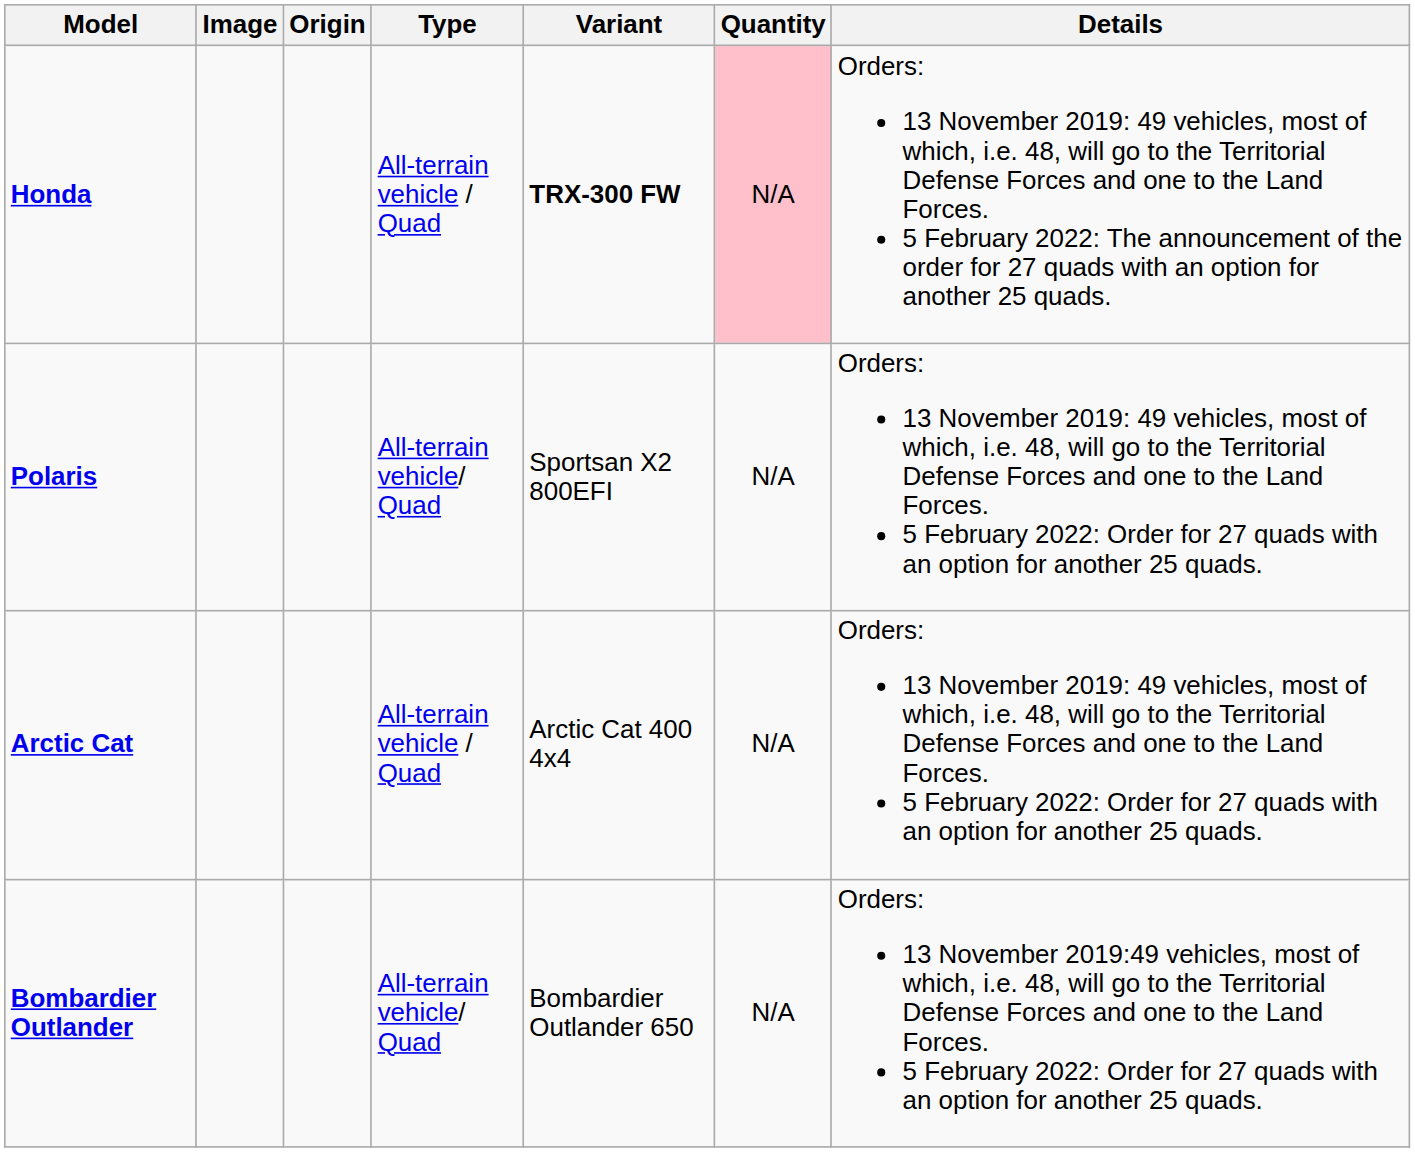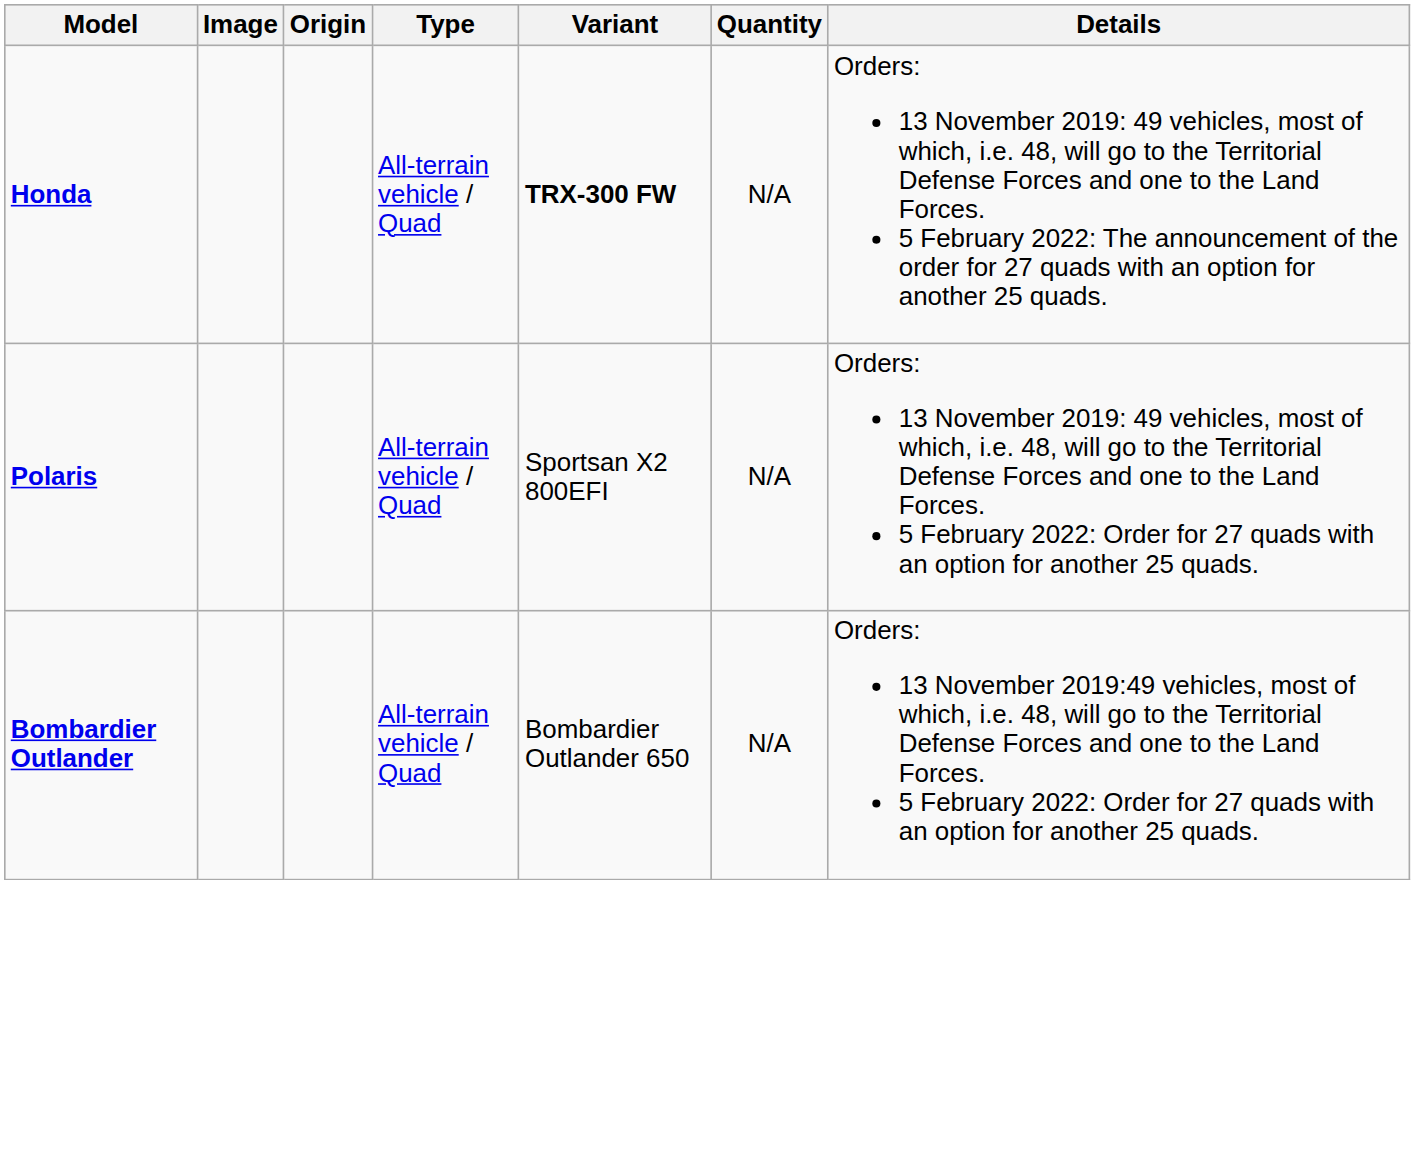(773, 194) pink background -> (769, 194) no background
(433, 476) All-terrain vehicle/ Quad -> (433, 476) All-terrain vehicle / Quad
- row: (72, 744)
(433, 1012) All-terrain vehicle/ Quad -> (433, 744) All-terrain vehicle / Quad
